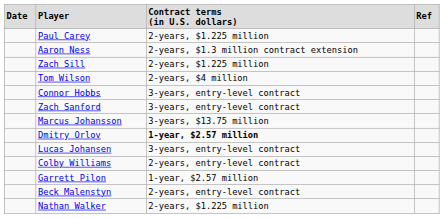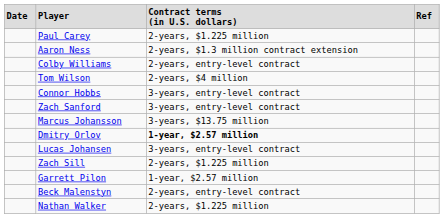rows swapped: (61, 64) <-> (75, 163)
